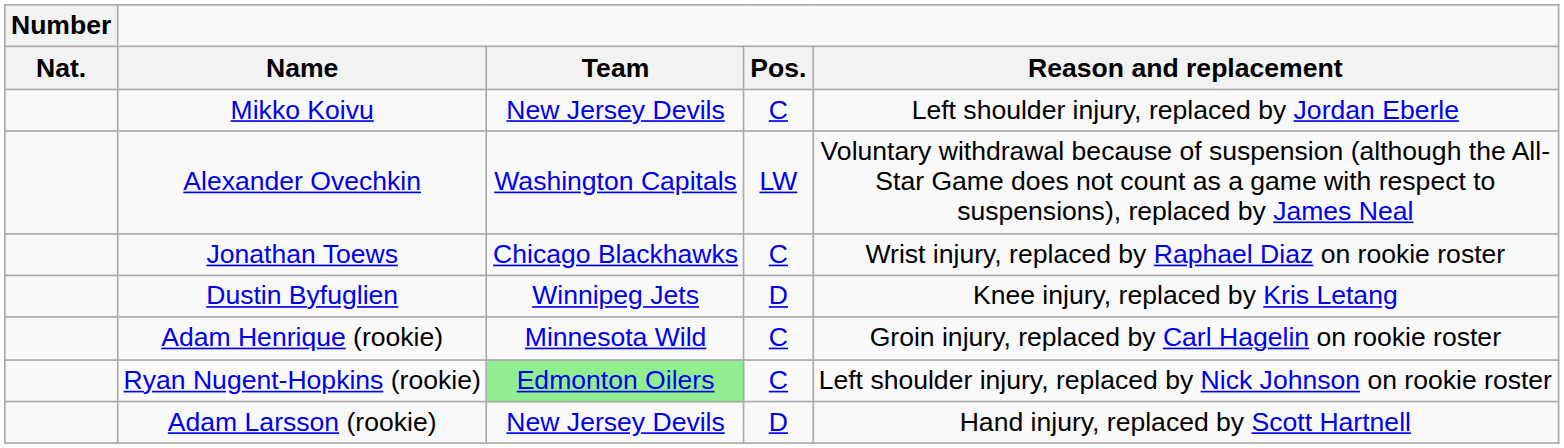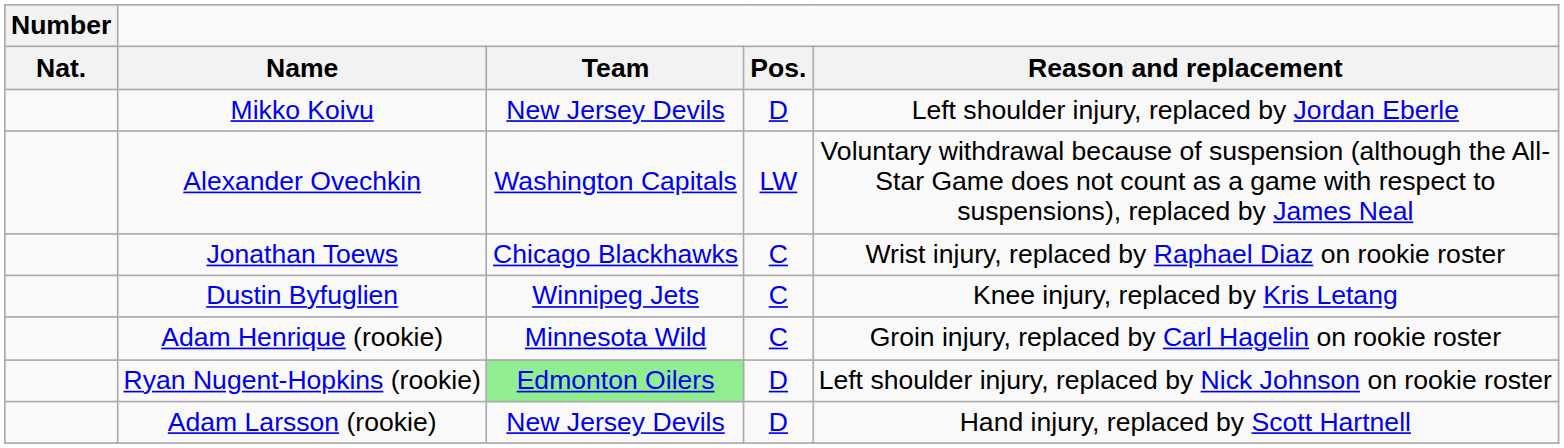(778, 109) C -> (778, 109) D
(778, 295) D -> (778, 295) C
(778, 380) C -> (778, 380) D
